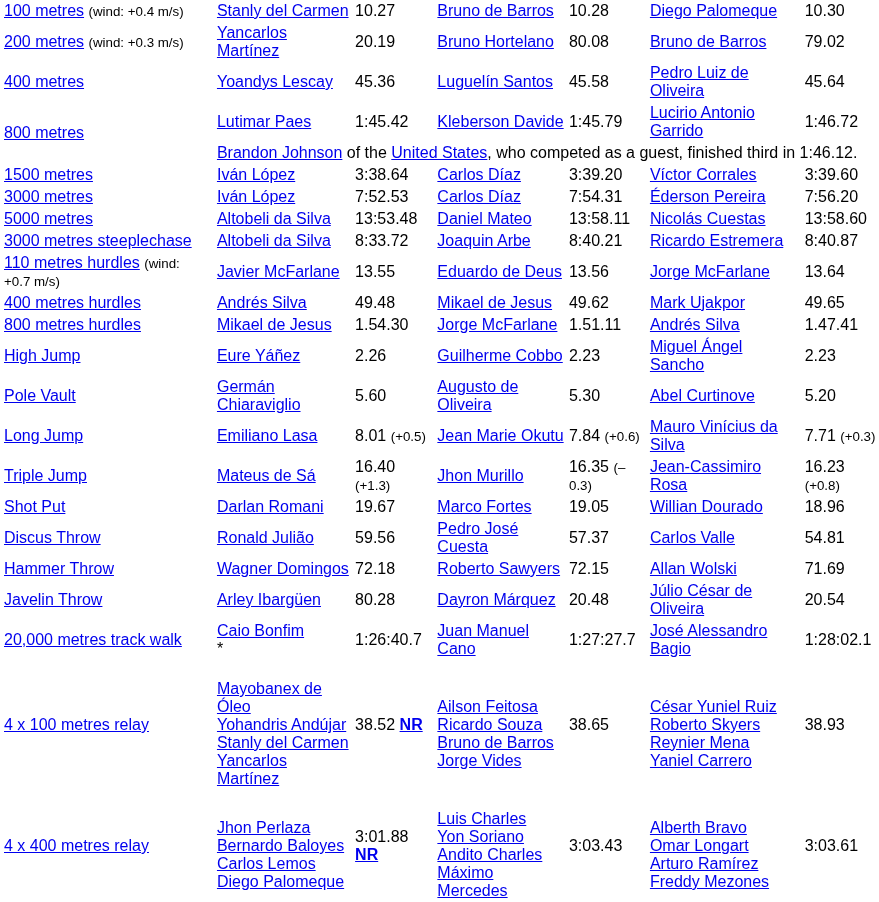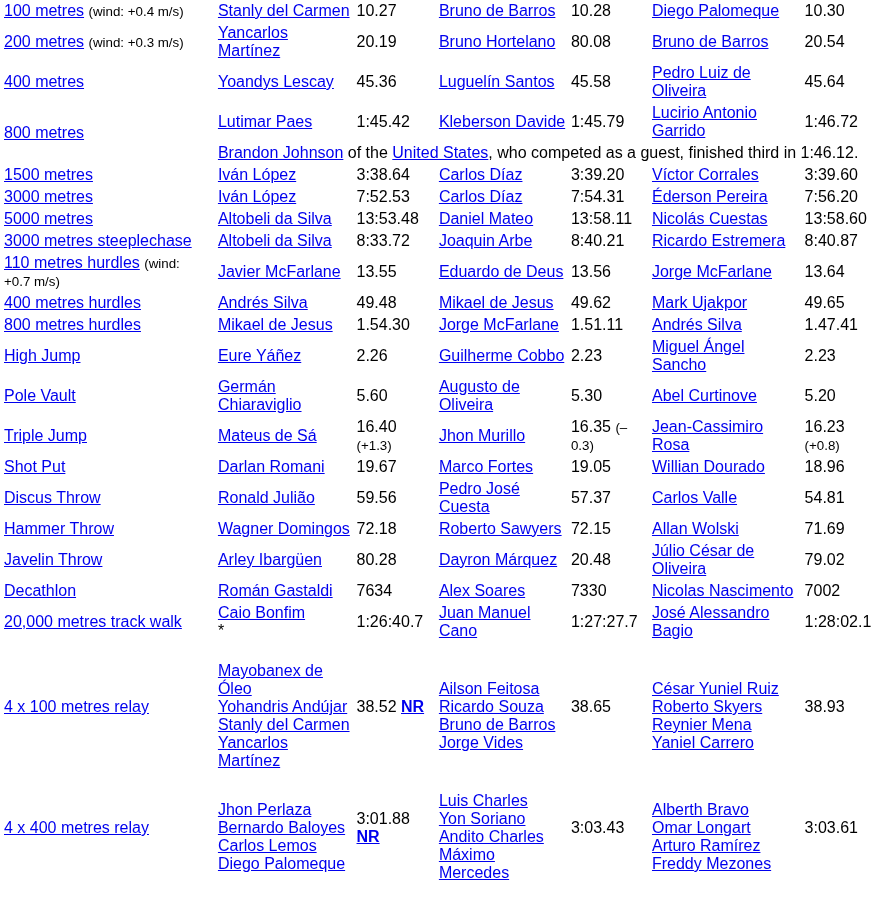(825, 42) 79.02 -> (825, 42) 20.54
- row: (44, 436)
(825, 600) 20.54 -> (825, 560) 79.02
+ row: (40, 590)
